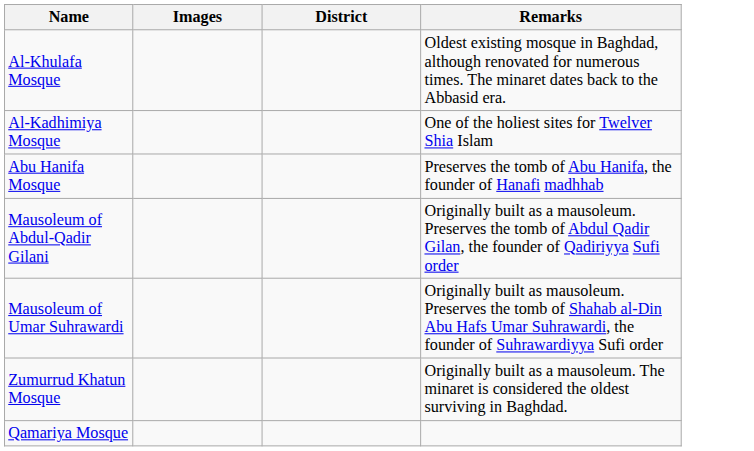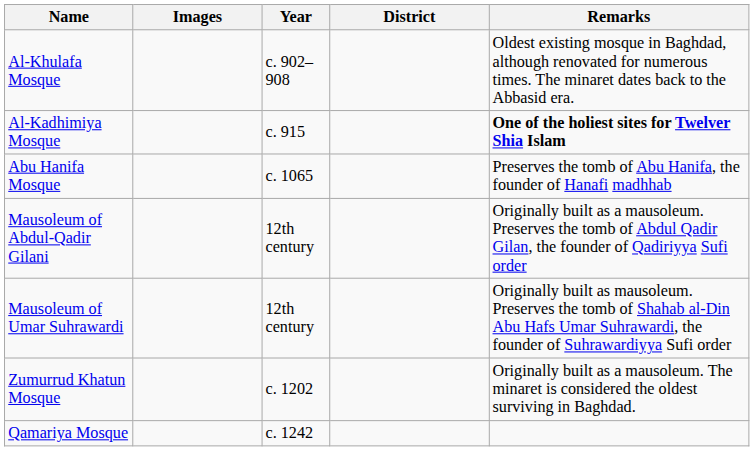+ column: (296, 17)
(538, 132) normal -> (611, 132) bold
